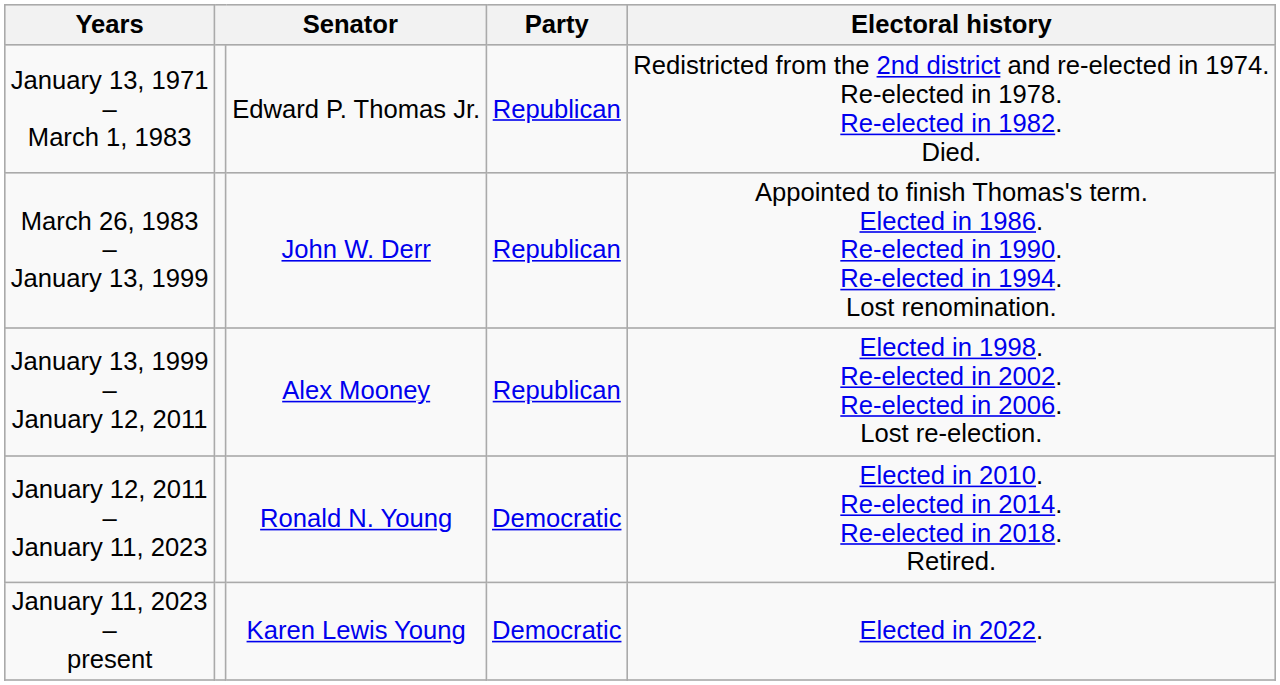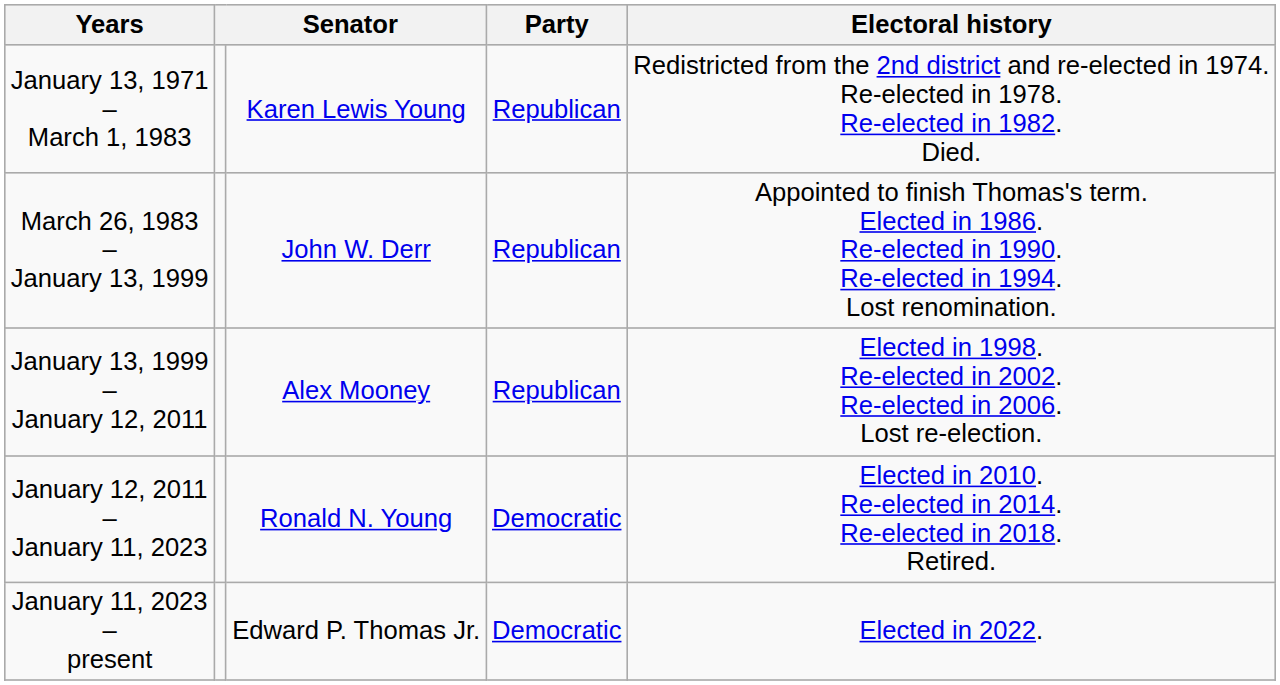(356, 108) Edward P. Thomas Jr. -> (356, 108) Karen Lewis Young
(356, 631) Karen Lewis Young -> (356, 631) Edward P. Thomas Jr.
